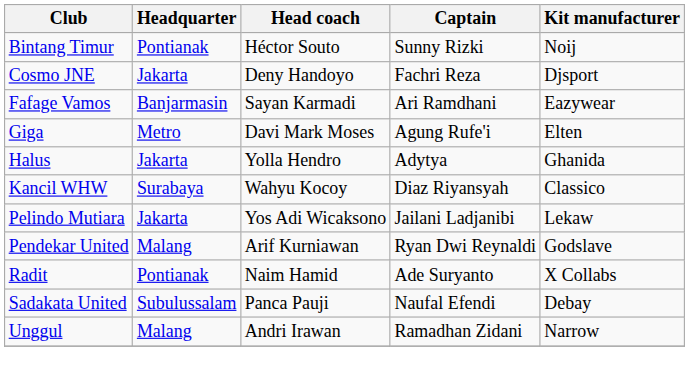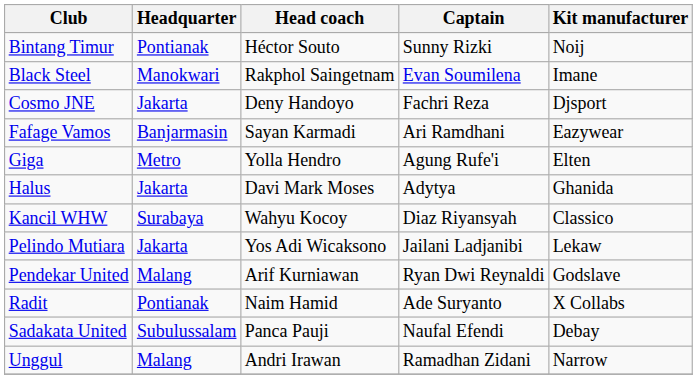+ row: (50, 75)
(309, 132) Davi Mark Moses -> (293, 160) Yolla Hendro
(293, 160) Yolla Hendro -> (309, 189) Davi Mark Moses
